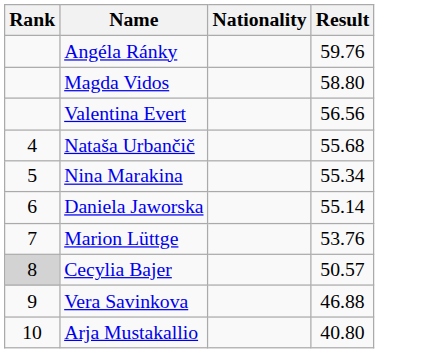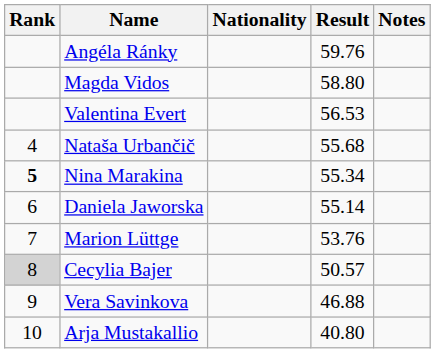+ column: (402, 20)
(342, 113) 56.56 -> (342, 113) 56.53
(32, 176) normal -> (32, 176) bold
